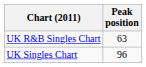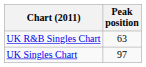(122, 54) 96 -> (122, 54) 97
